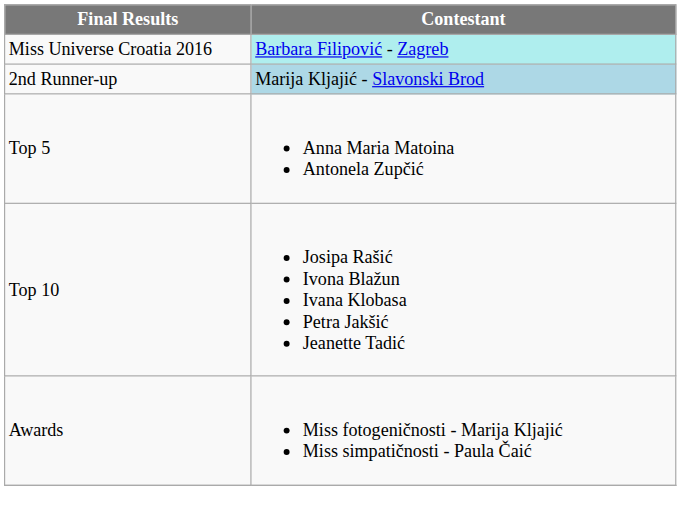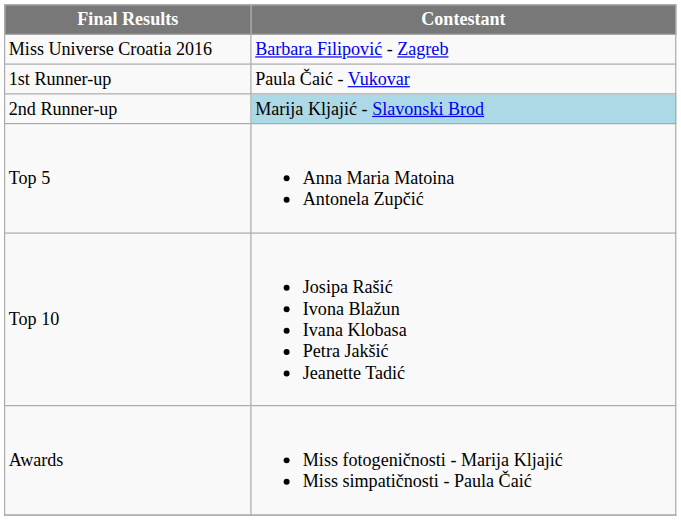(352, 49) paleturquoise background -> (352, 49) no background
+ row: (60, 79)
